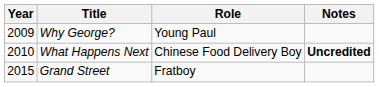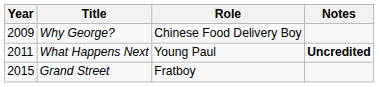(185, 33) Young Paul -> (228, 33) Chinese Food Delivery Boy
(21, 52) 2010 -> (20, 52) 2011
(228, 52) Chinese Food Delivery Boy -> (185, 52) Young Paul
